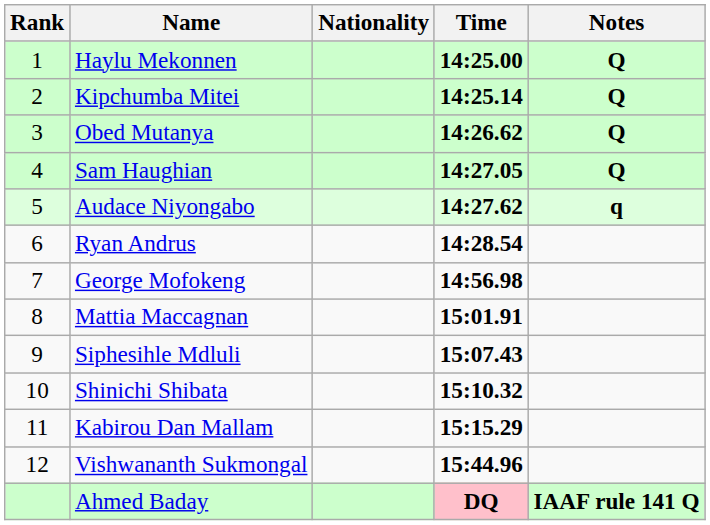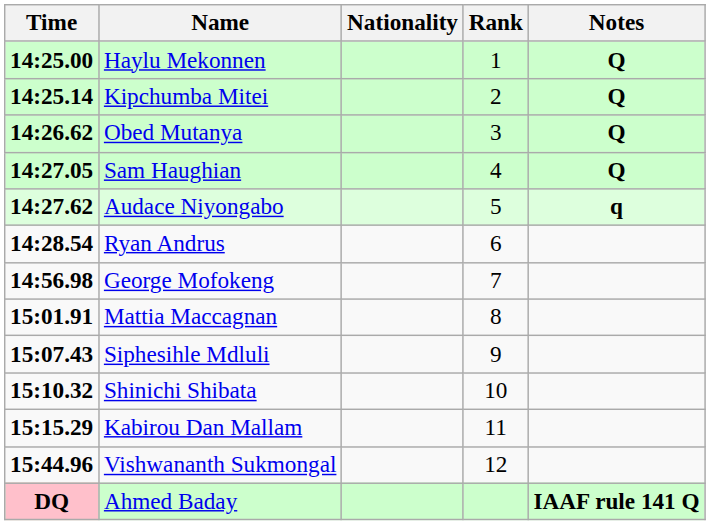columns swapped: (37, 22) <-> (481, 22)
